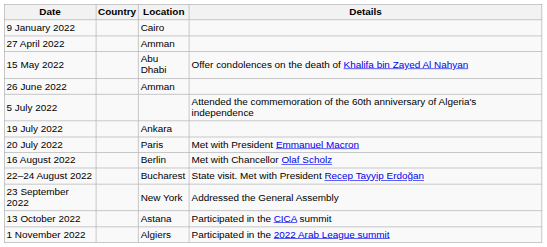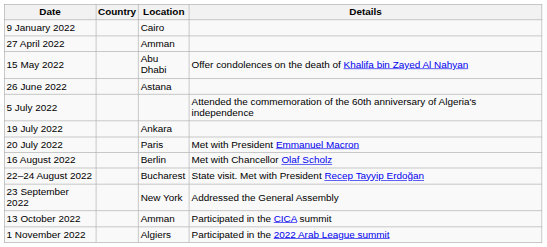(158, 86) Amman -> (156, 86) Astana
(156, 218) Astana -> (158, 218) Amman
